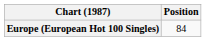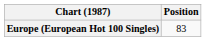(181, 28) 84 -> (181, 28) 83
